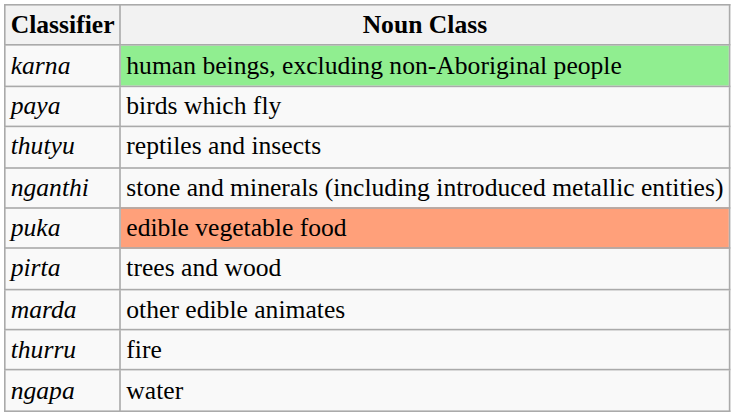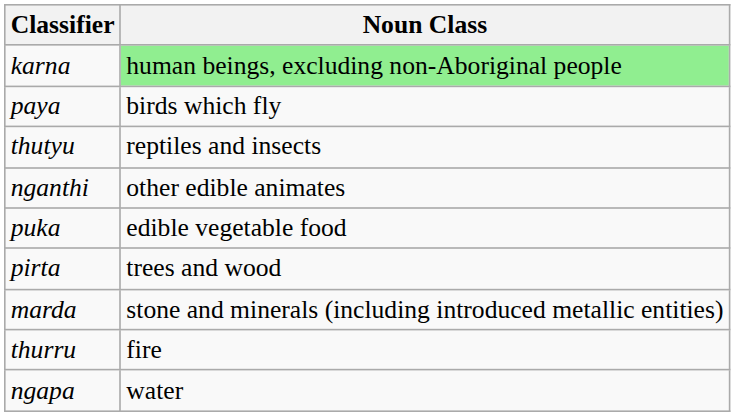(425, 187) stone and minerals (including introduced metallic entities) -> (236, 187) other edible animates
(236, 227) lightsalmon background -> (236, 227) no background
(236, 308) other edible animates -> (425, 308) stone and minerals (including introduced metallic entities)
